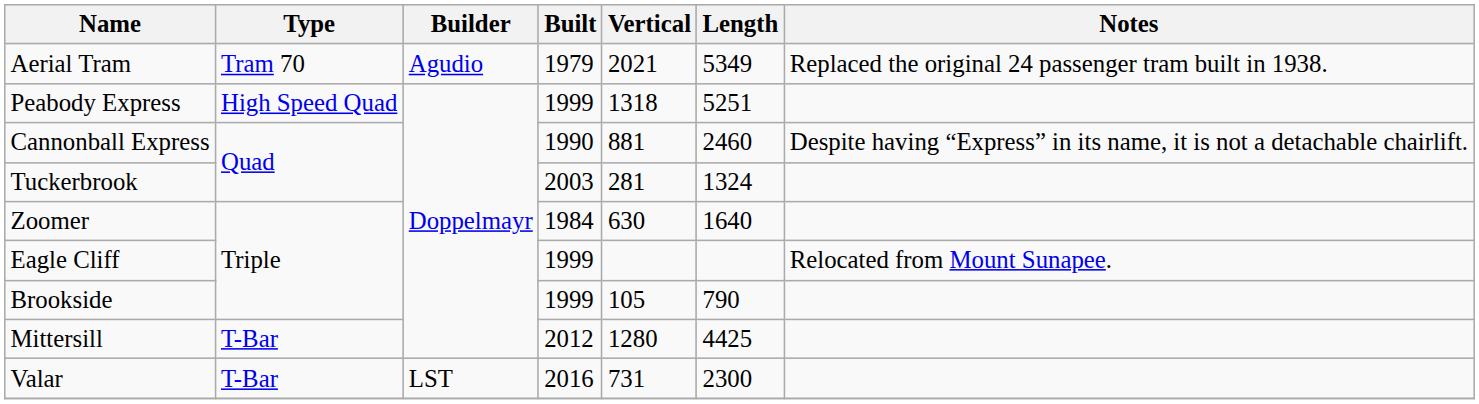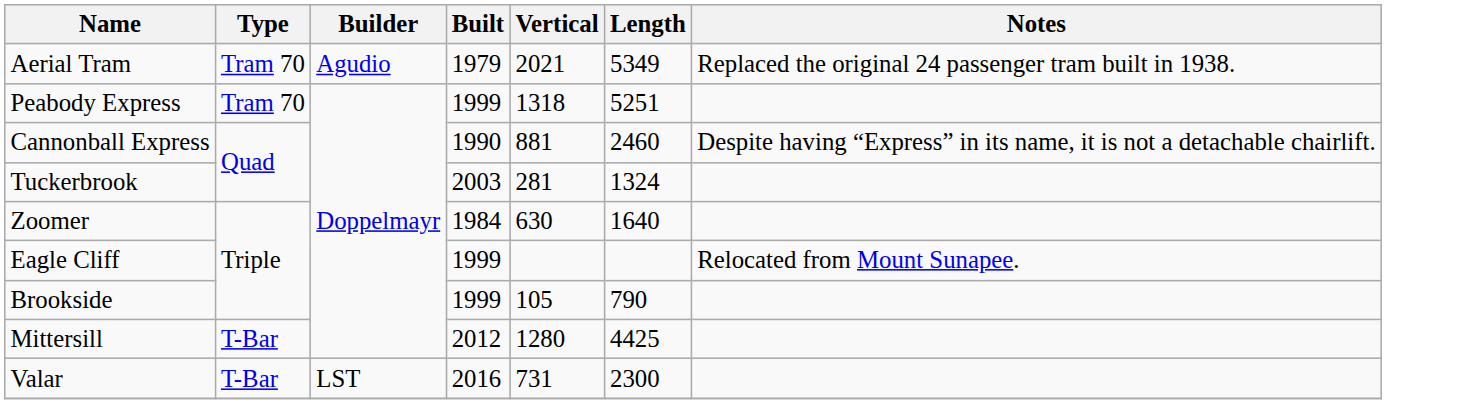(309, 102) High Speed Quad -> (263, 102) Tram 70
